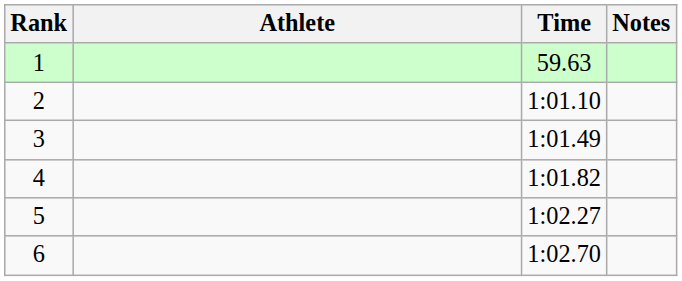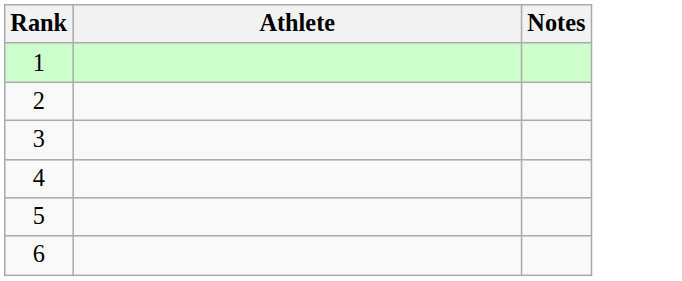- column: (564, 23)
